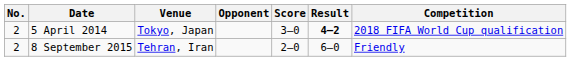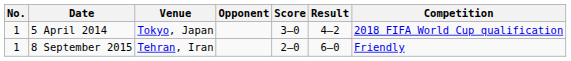(16, 30) 2 -> (16, 30) 1
(330, 30) bold -> (330, 30) normal
(16, 47) 2 -> (16, 47) 1
